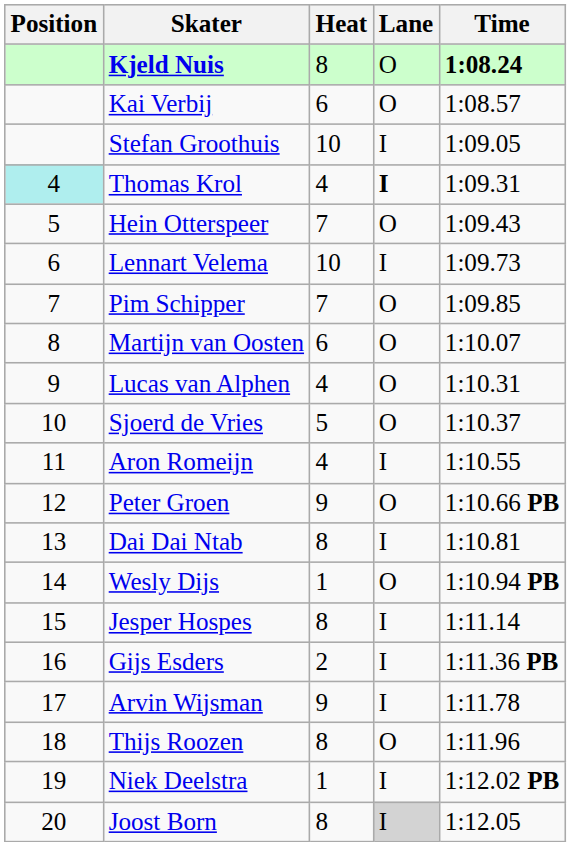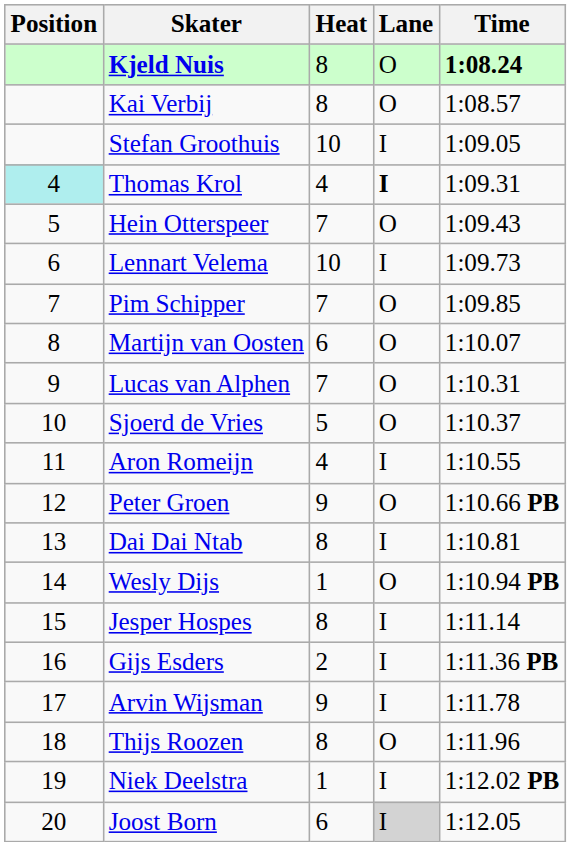(322, 104) 6 -> (322, 104) 8
(322, 382) 4 -> (322, 382) 7
(322, 821) 8 -> (322, 821) 6
